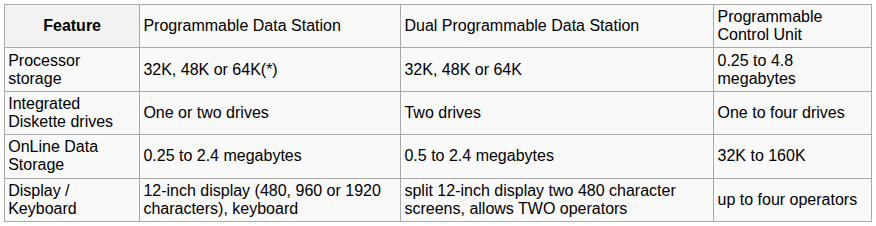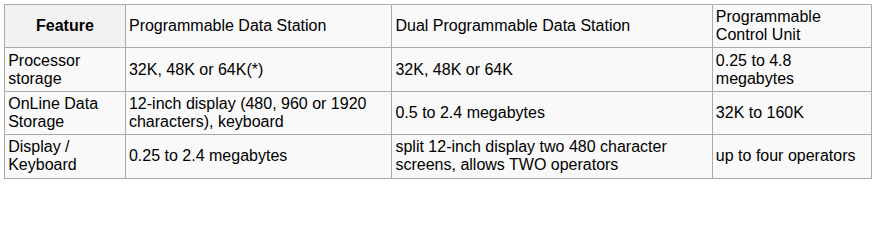- row: (61, 112)
(223, 156) 0.25 to 2.4 megabytes -> (248, 112) 12-inch display (480, 960 or 1920 characters), keyboard
(262, 199) 12-inch display (480, 960 or 1920 characters), keyboard -> (208, 156) 0.25 to 2.4 megabytes
